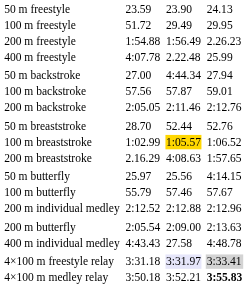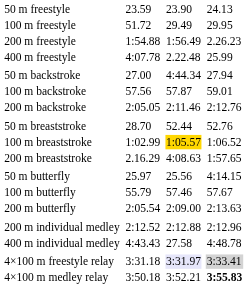rows swapped: (40, 227) <-> (62, 208)
